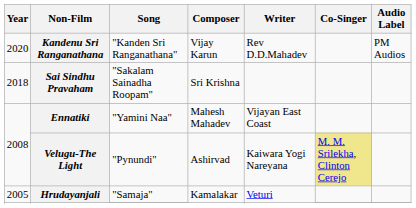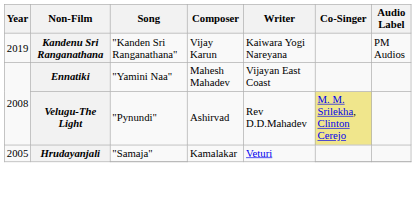(18, 48) 2020 -> (18, 48) 2019
(277, 48) Rev D.D.Mahadev -> (276, 48) Kaiwara Yogi Nareyana
- row: (70, 83)
(276, 159) Kaiwara Yogi Nareyana -> (276, 118) Rev D.D.Mahadev
